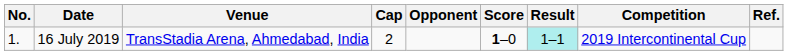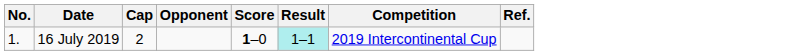- column: (247, 15)
